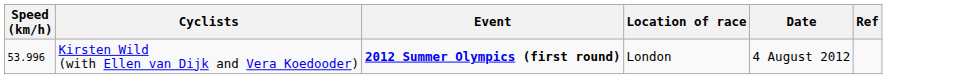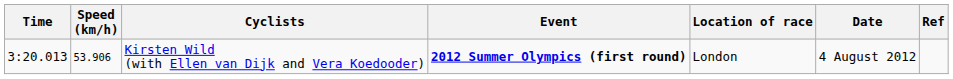+ column: (38, 22)
(26, 58) 53.996 -> (92, 58) 53.906
